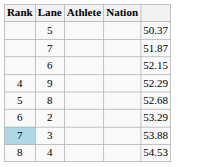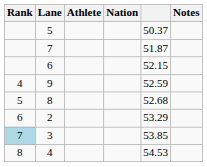+ column: (186, 13)
(156, 83) 52.29 -> (156, 83) 52.59
(156, 135) 53.88 -> (156, 135) 53.85
